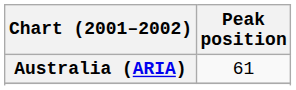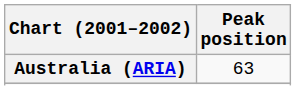(244, 69) 61 -> (244, 69) 63
